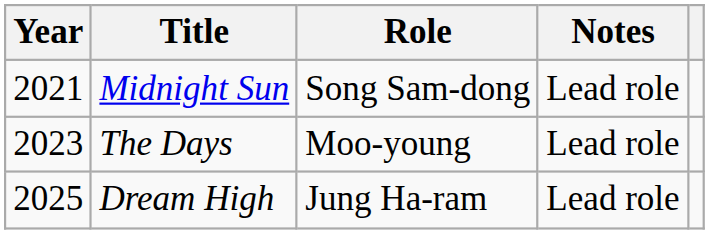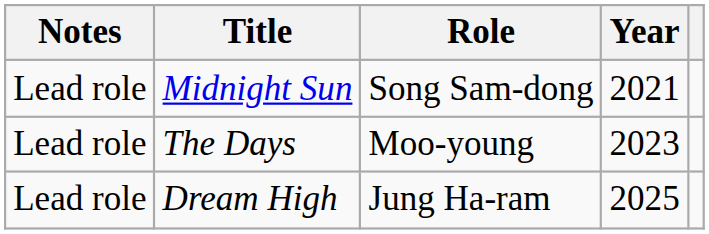columns swapped: (48, 32) <-> (613, 32)
